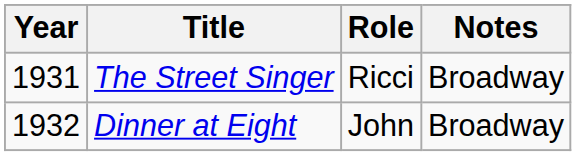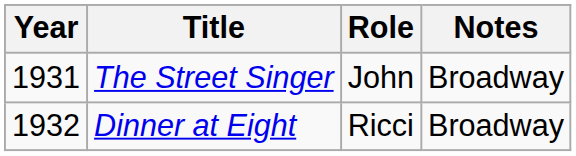(381, 77) Ricci -> (381, 77) John
(381, 125) John -> (381, 125) Ricci
